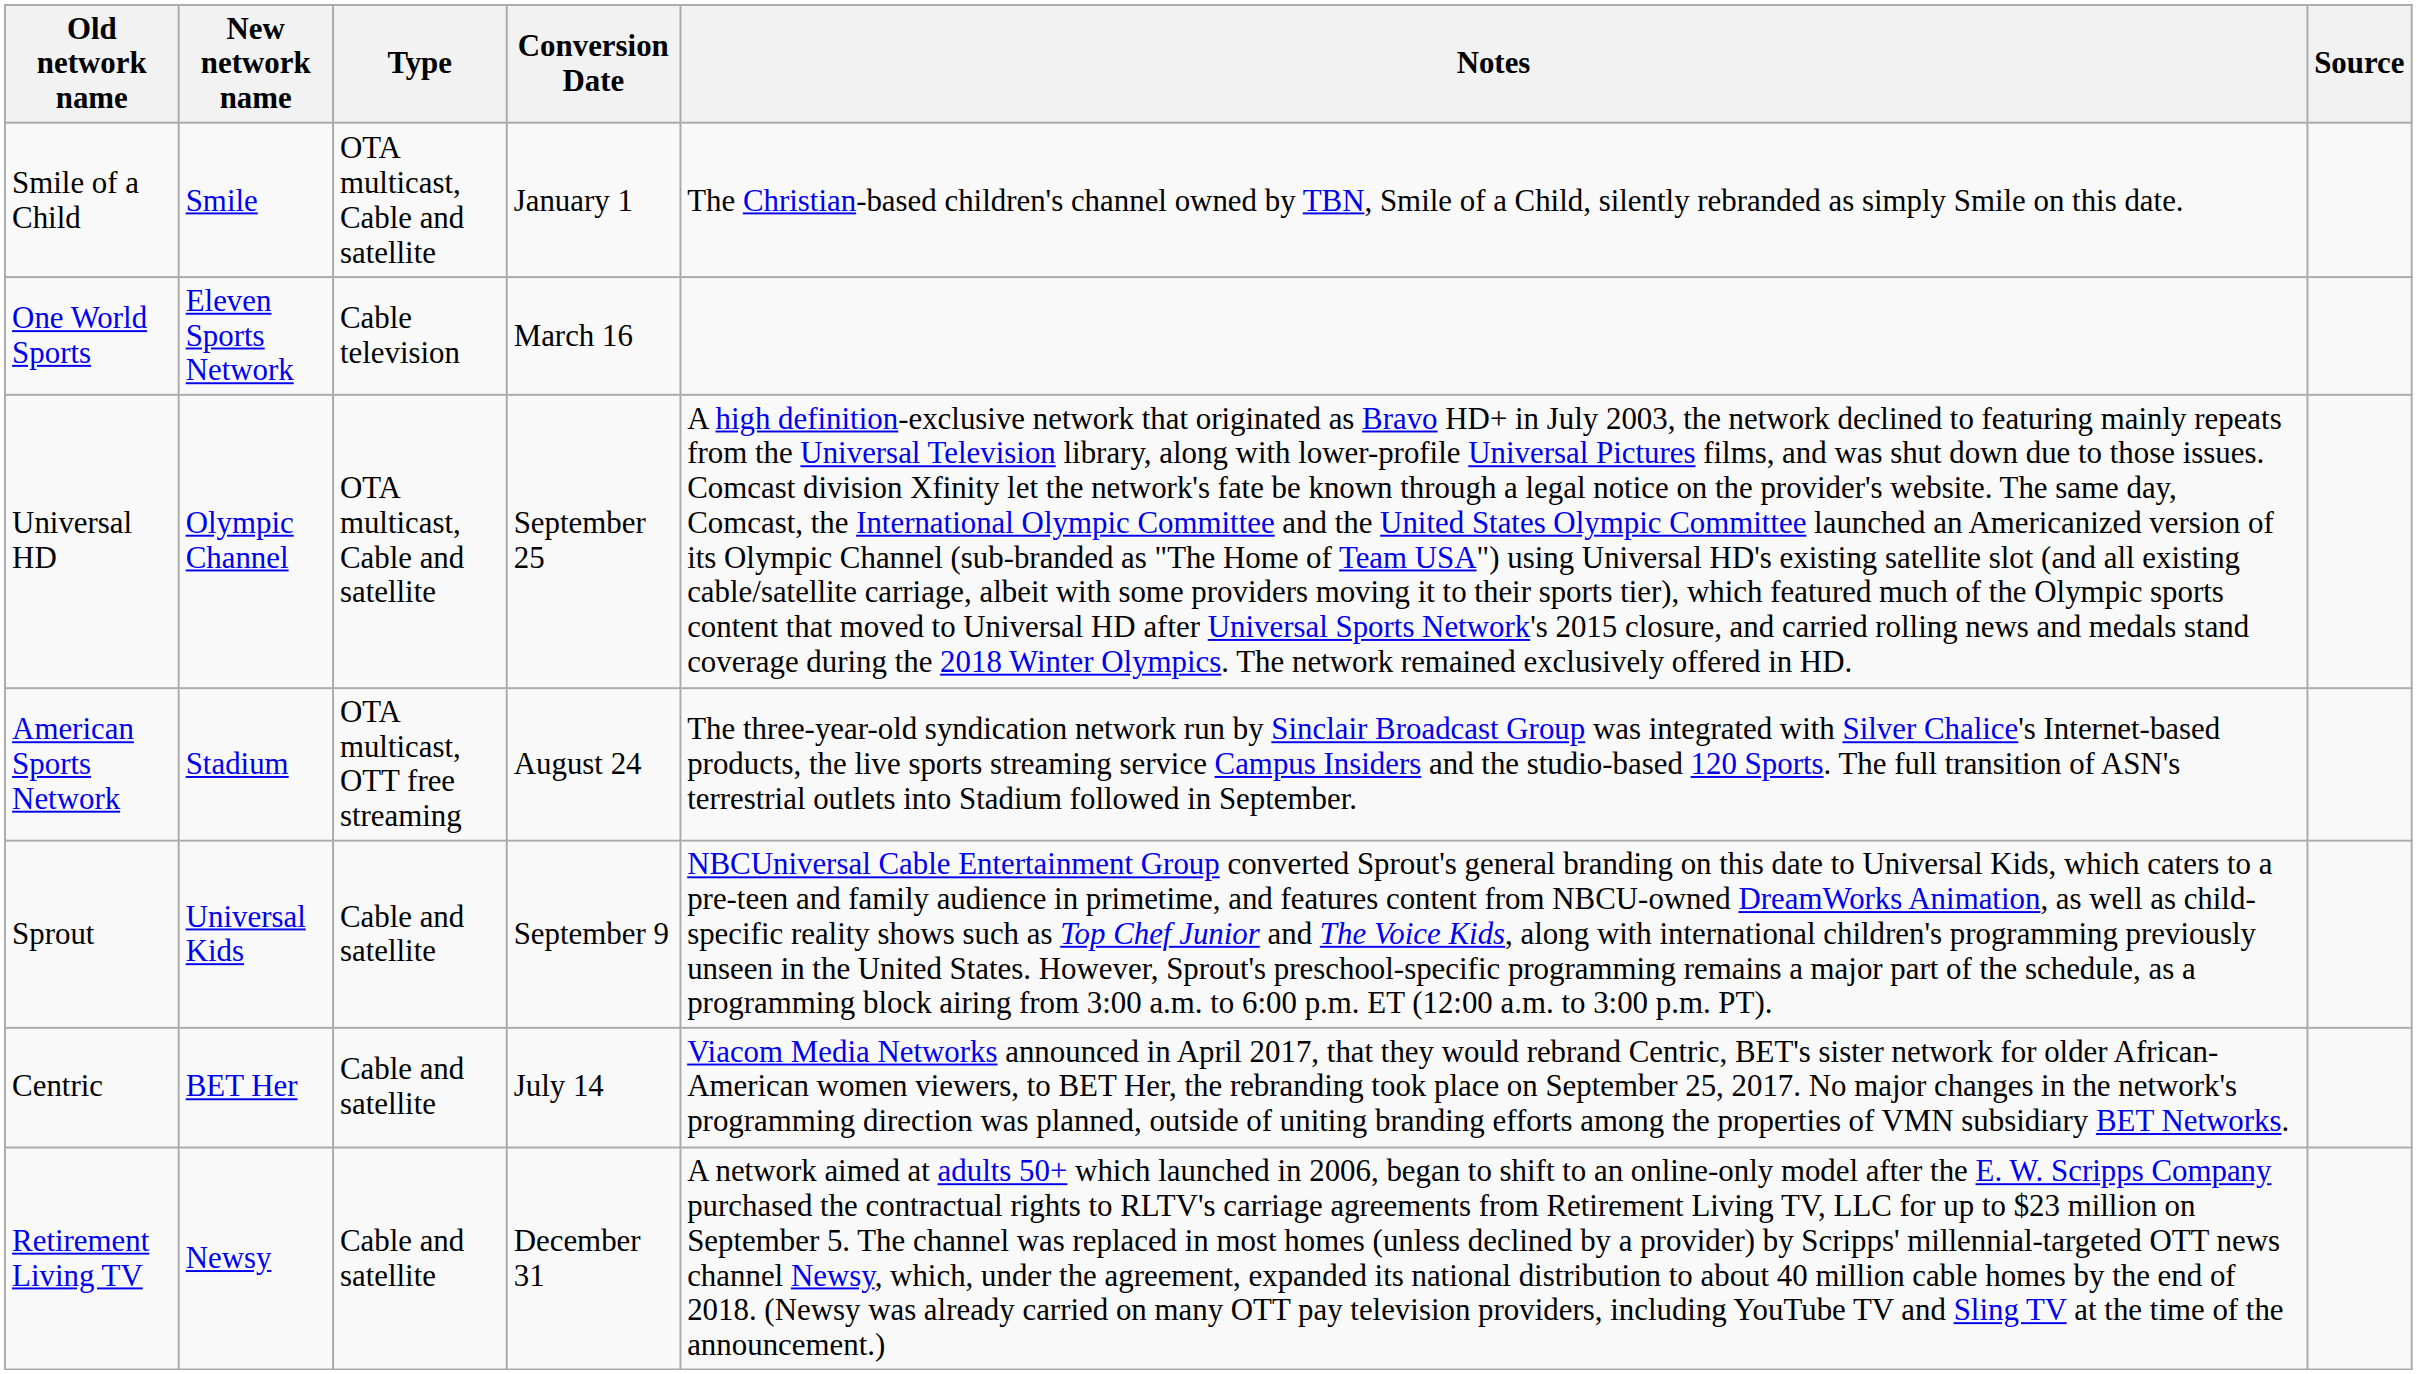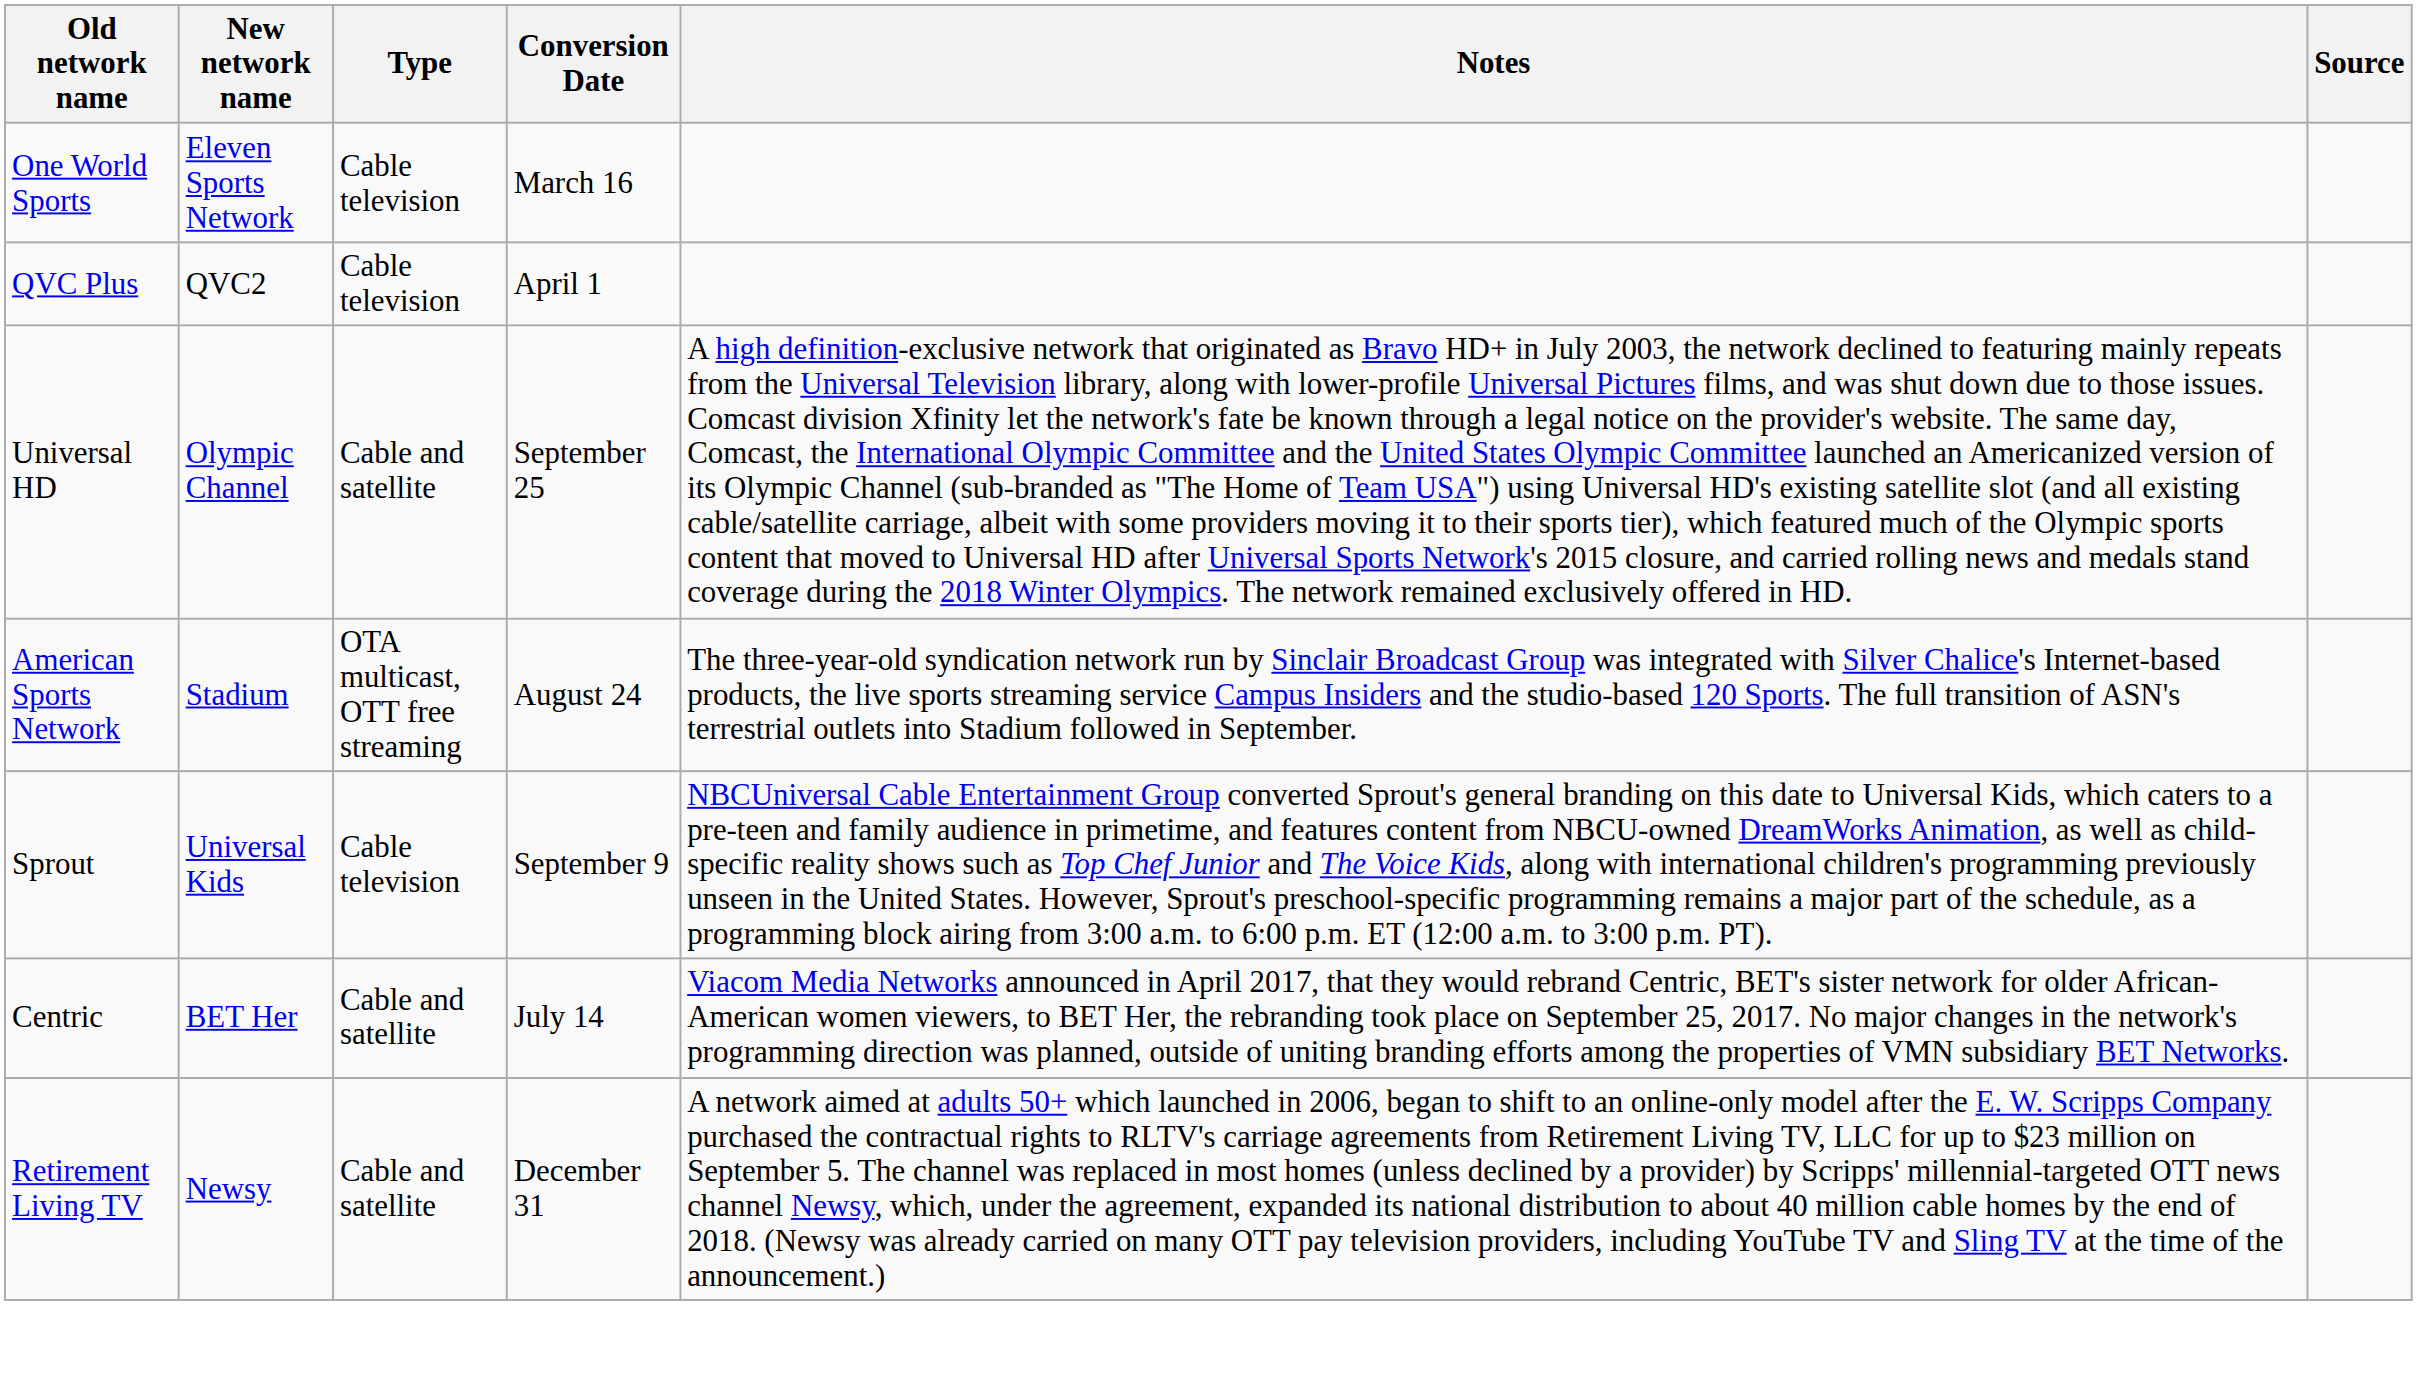- row: (76, 199)
+ row: (75, 283)
(402, 540) OTA multicast, Cable and satellite -> (402, 471) Cable and satellite
(402, 933) Cable and satellite -> (400, 864) Cable television
